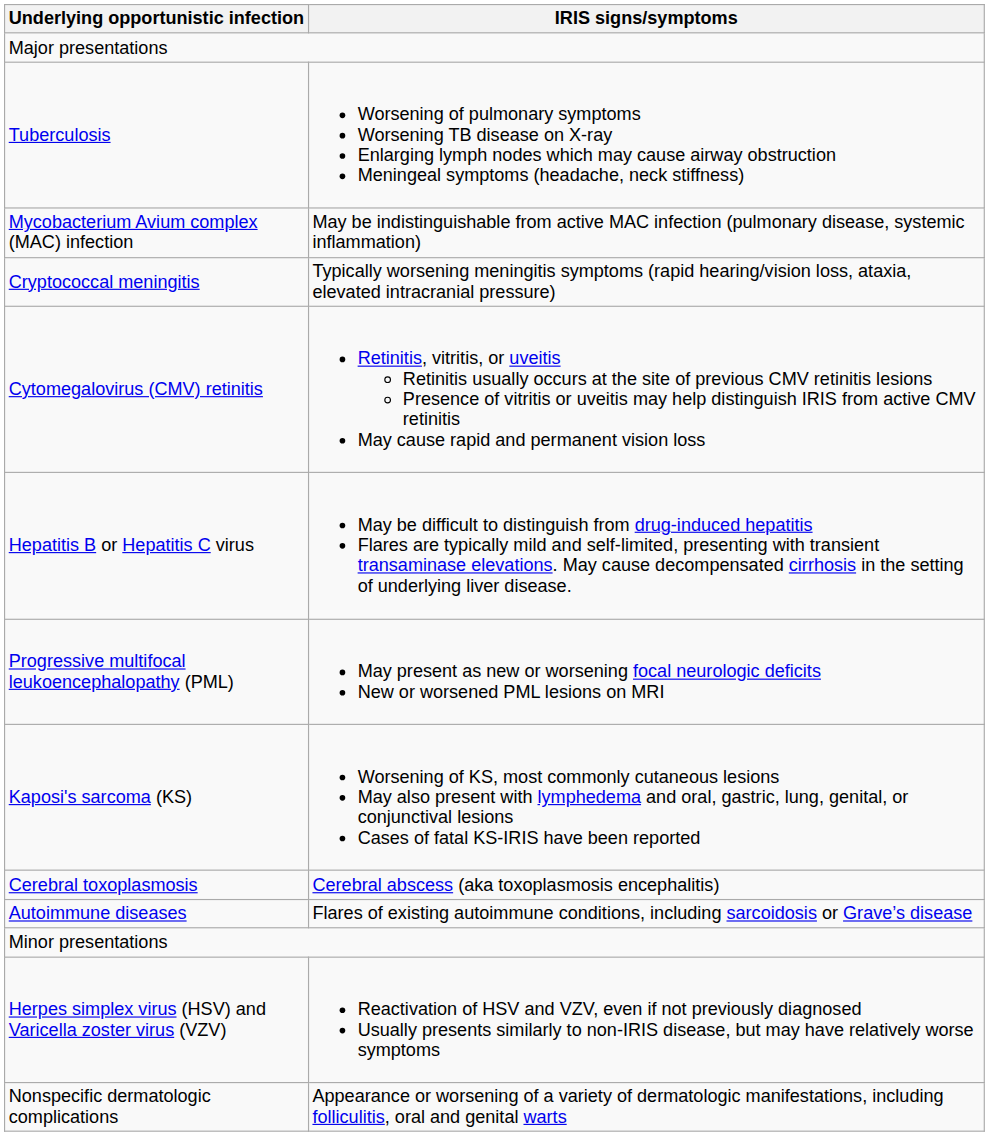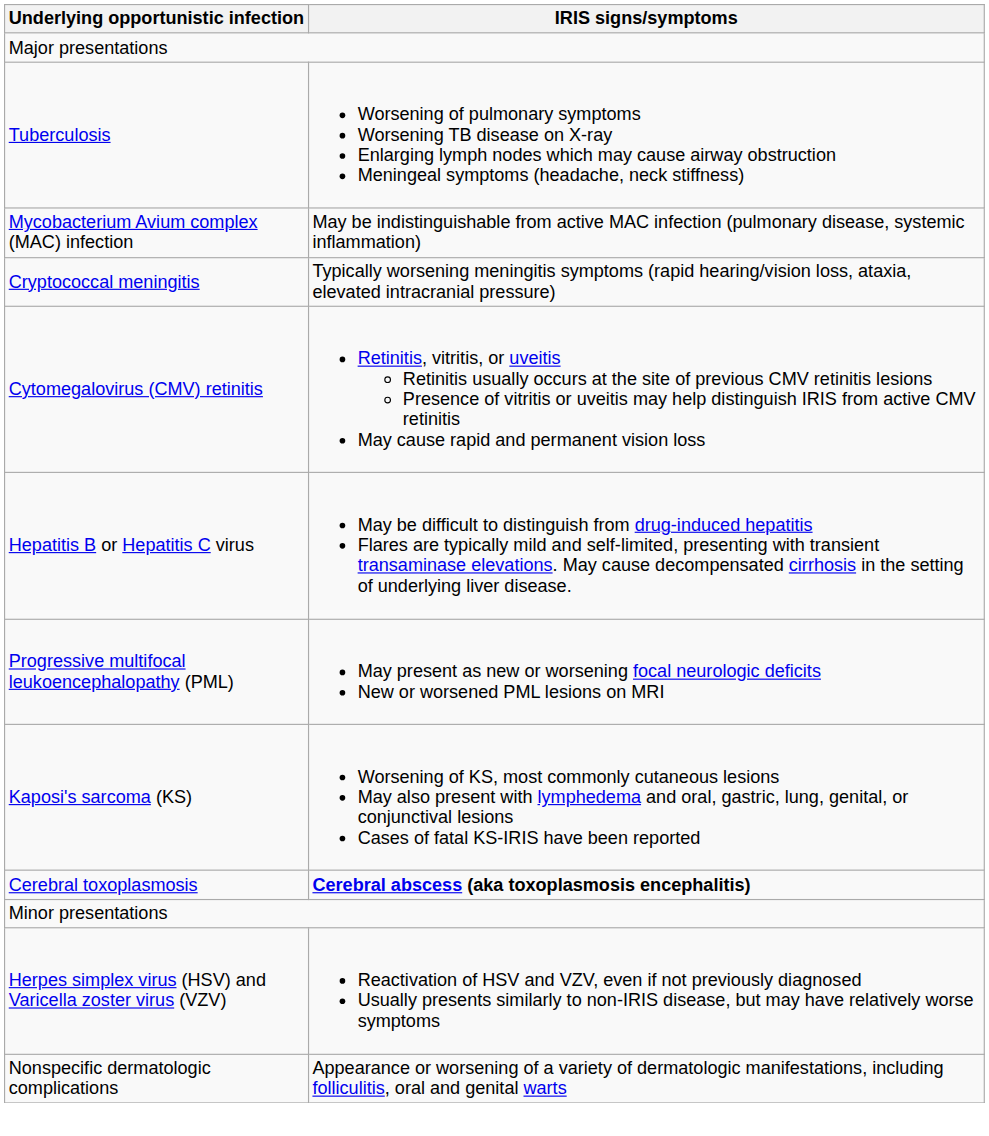(516, 884) normal -> (532, 884) bold
- row: (98, 913)
